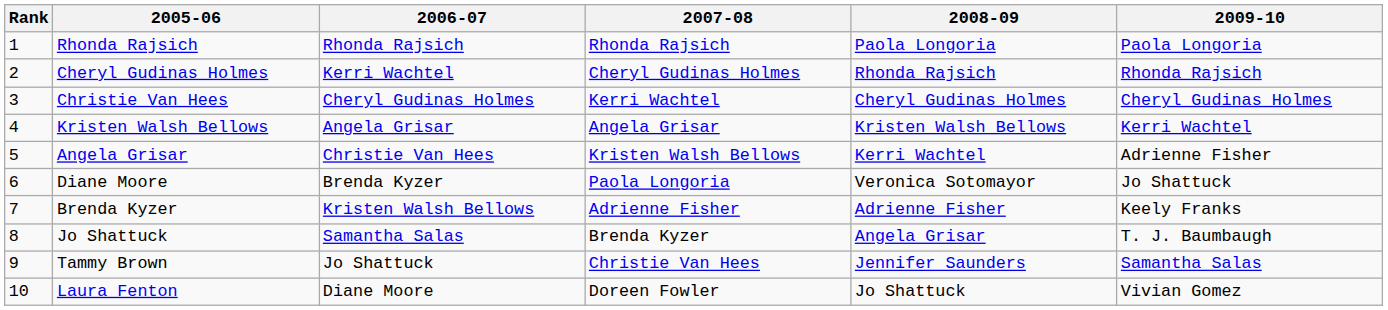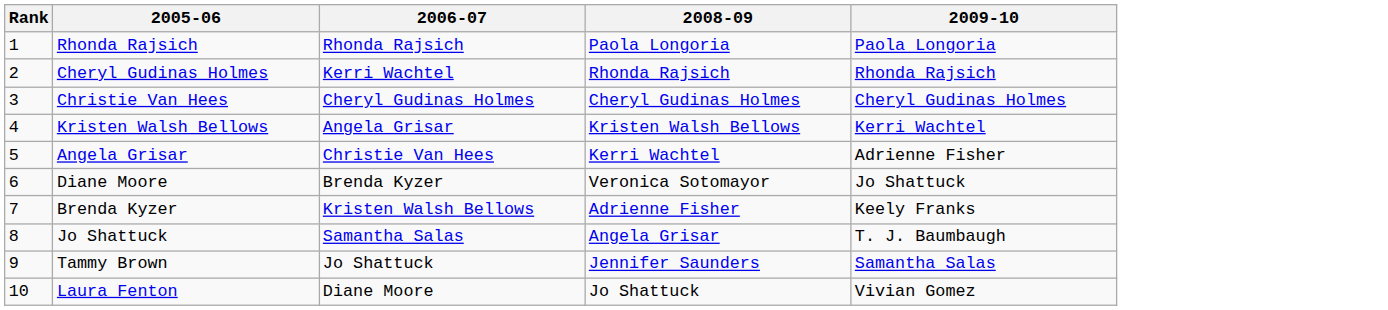- column: (718, 18)
